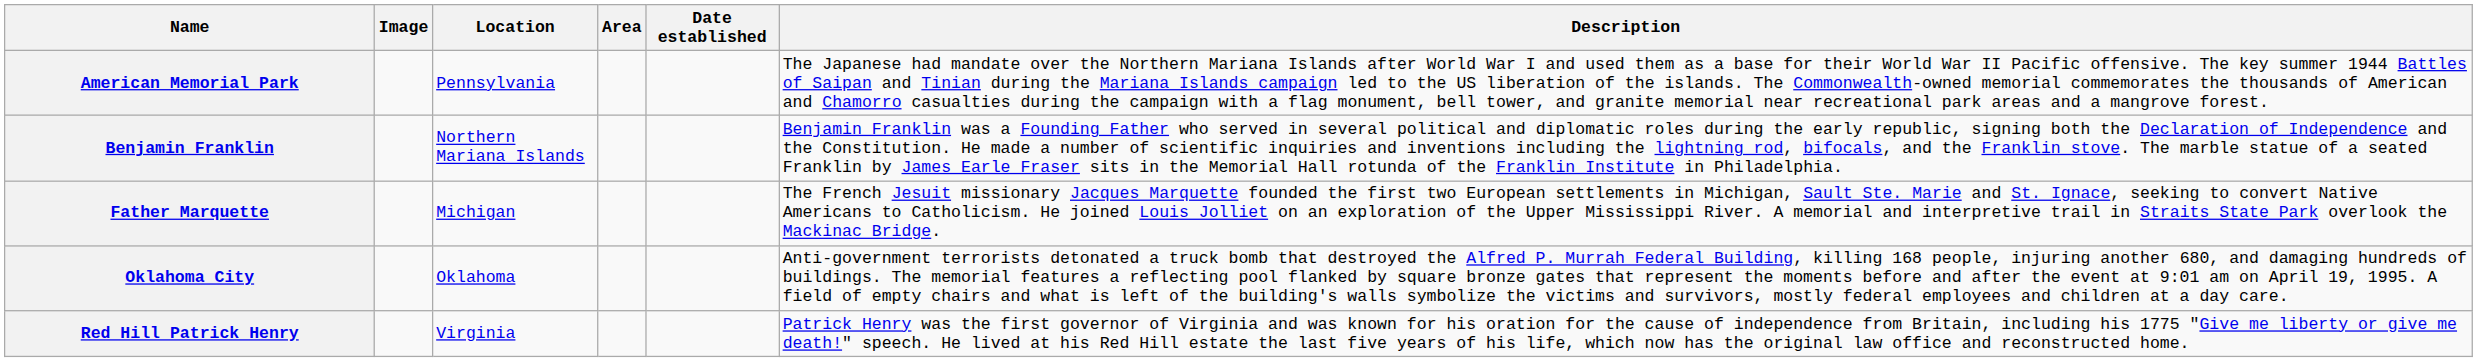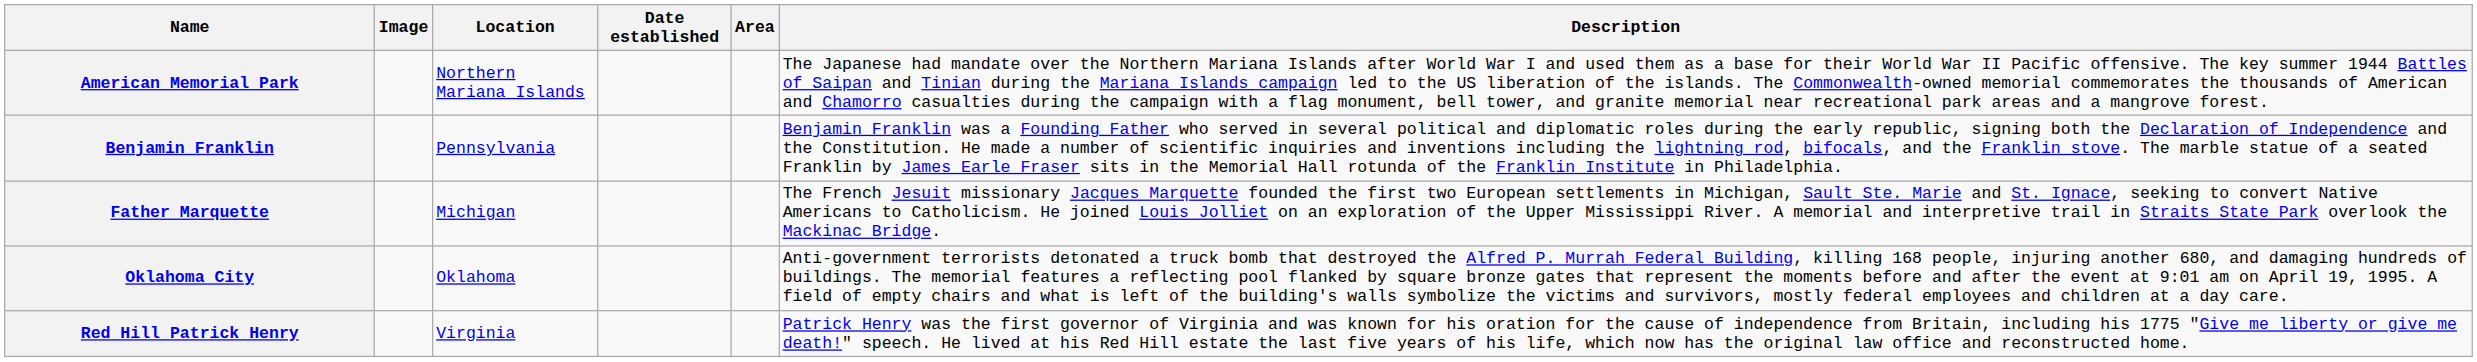columns swapped: (712, 28) <-> (622, 28)
(496, 83) Pennsylvania -> (510, 83) Northern Mariana Islands
(510, 148) Northern Mariana Islands -> (496, 148) Pennsylvania
